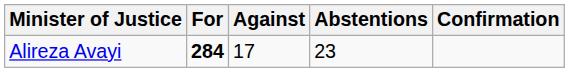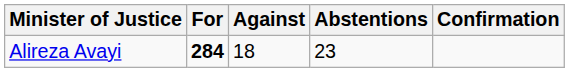(244, 51) 17 -> (244, 51) 18
